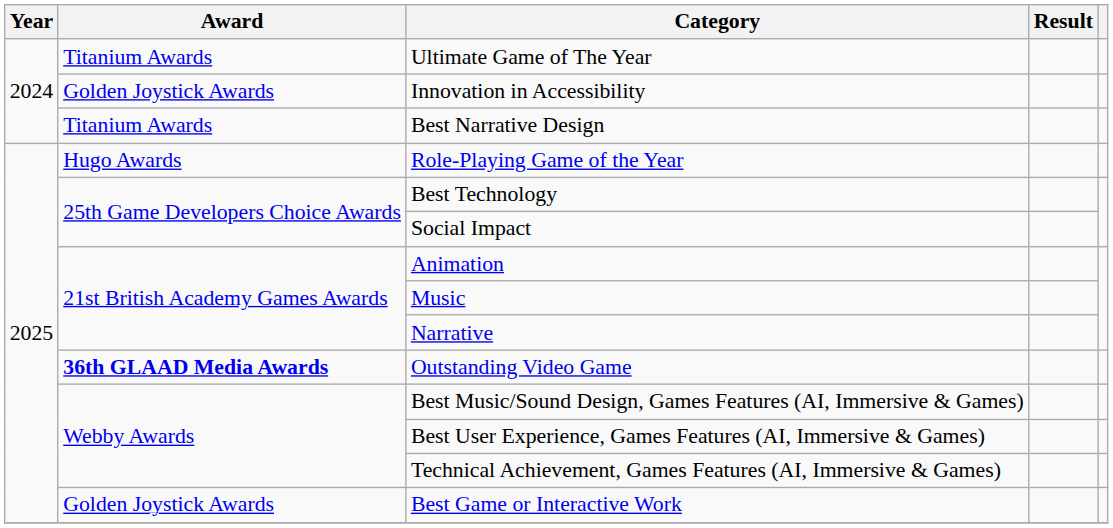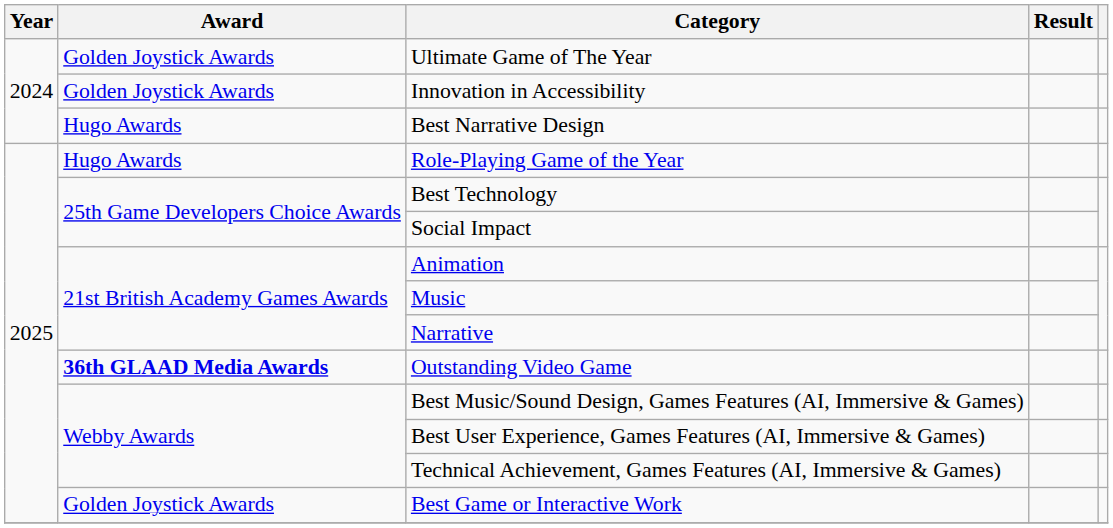(138, 56) Titanium Awards -> (169, 56) Golden Joystick Awards
(138, 125) Titanium Awards -> (122, 125) Hugo Awards
